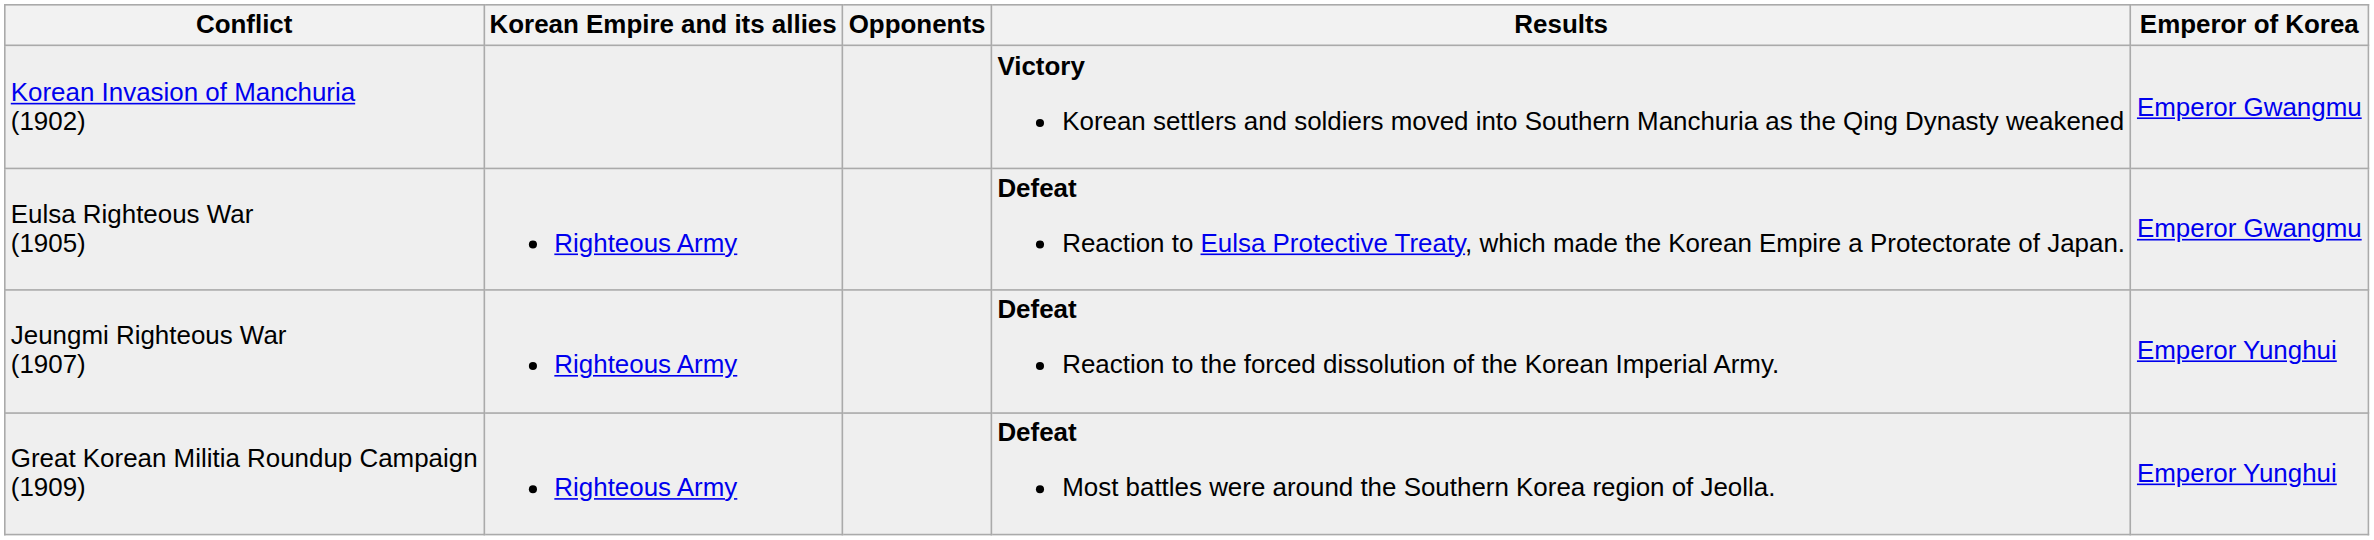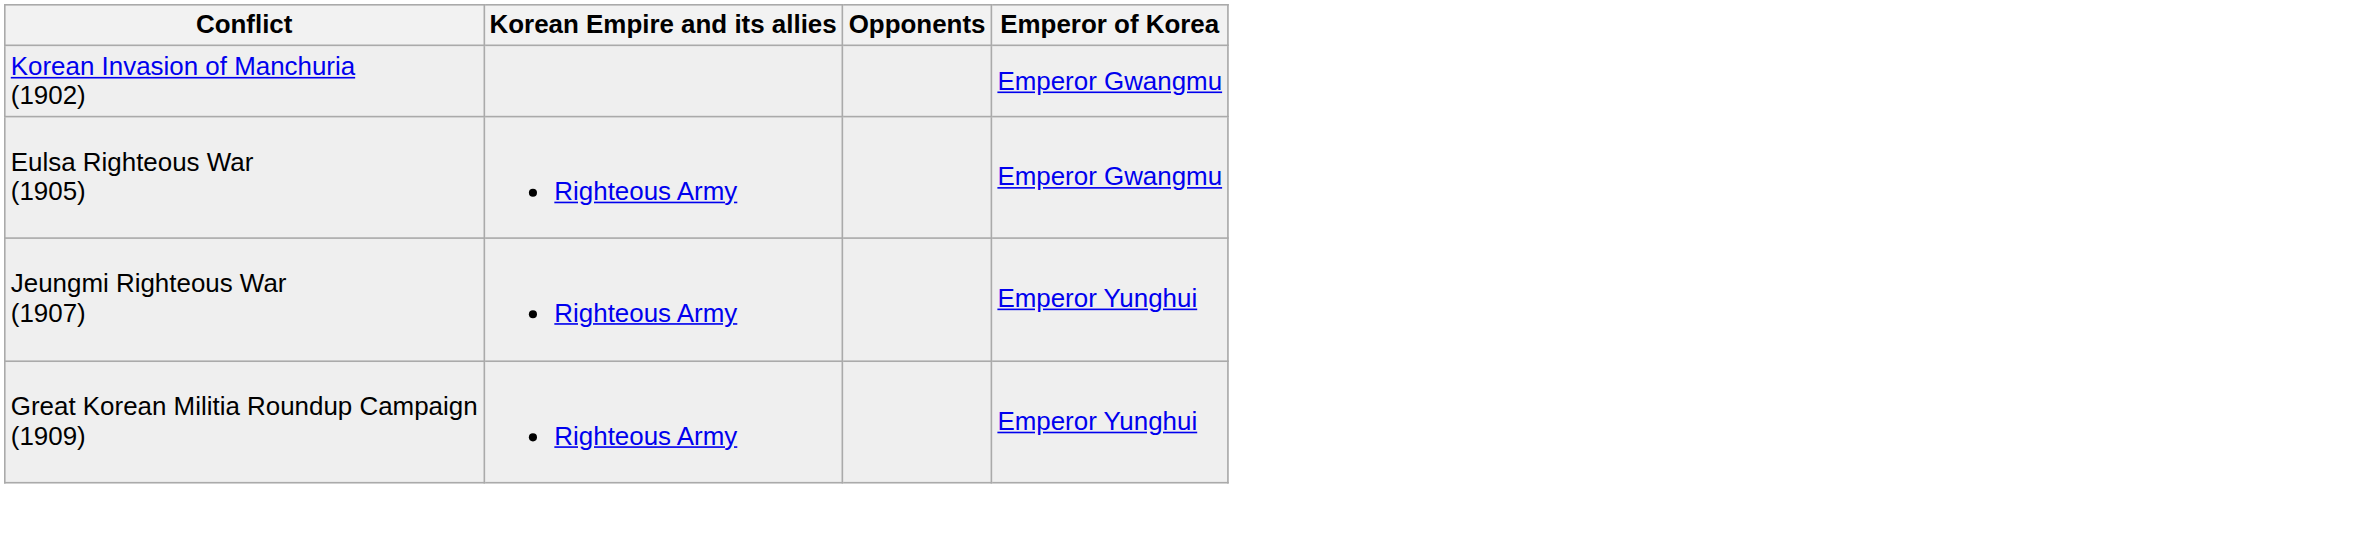- column: (1561, 25)
